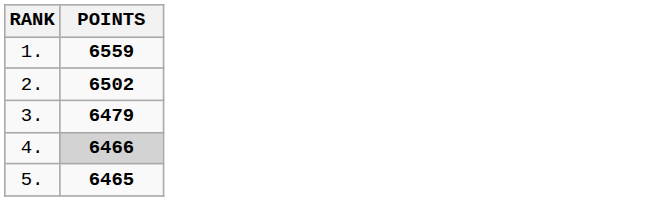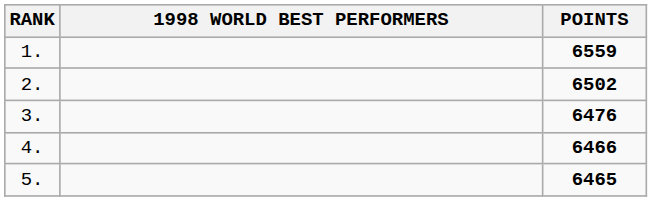+ column: (301, 20)
(111, 116) 6479 -> (594, 116) 6476
(111, 148) lightgrey background -> (594, 148) no background
